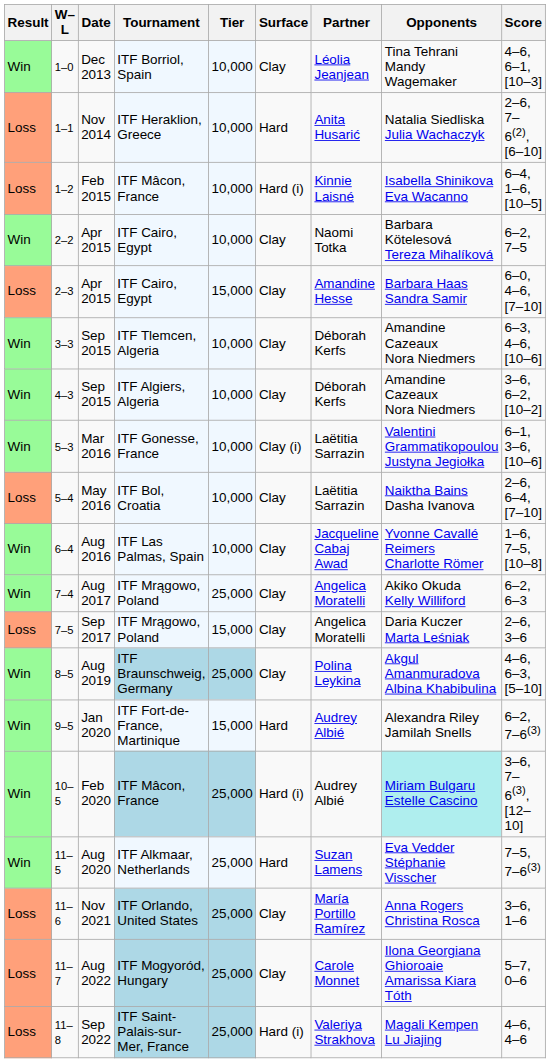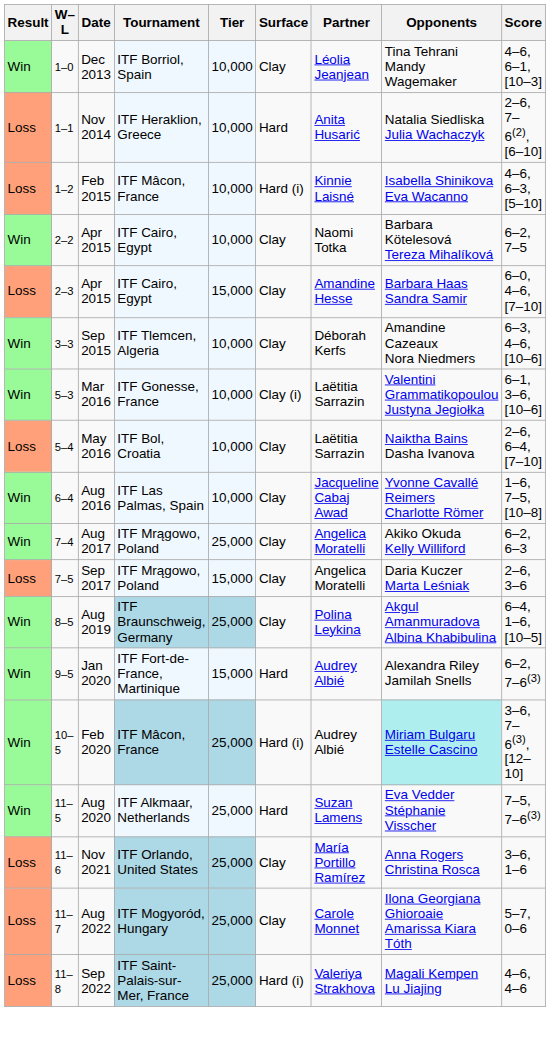(523, 188) 6–4, 1–6, [10–5] -> (523, 188) 4–6, 6–3, [5–10]
- row: (64, 395)
(523, 673) 4–6, 6–3, [5–10] -> (523, 622) 6–4, 1–6, [10–5]
